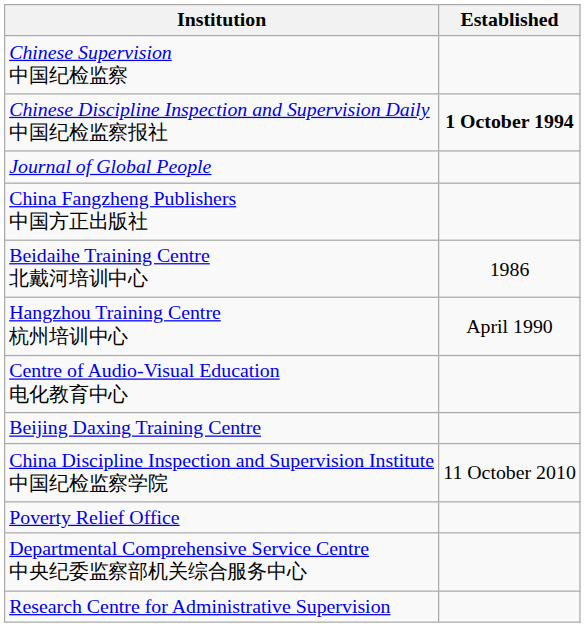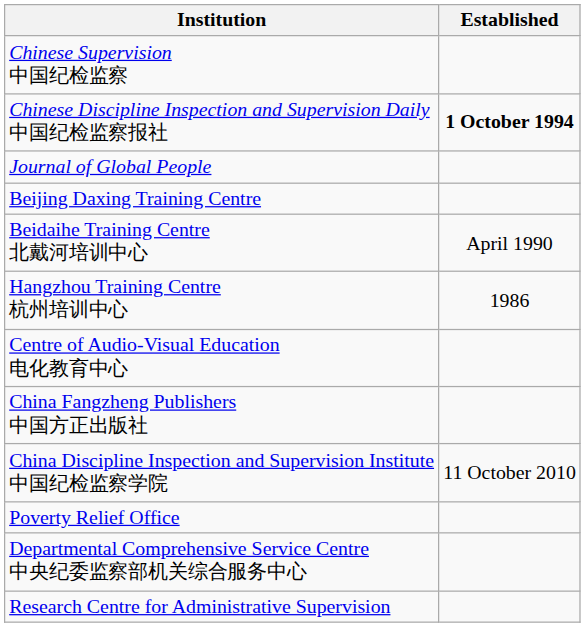rows swapped: (135, 428) <-> (123, 209)
(509, 268) 1986 -> (509, 242) April 1990
(509, 326) April 1990 -> (509, 300) 1986
